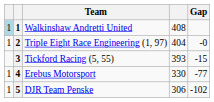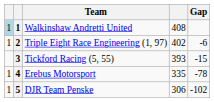(179, 43) 404 -> (179, 43) 402
(203, 43) -0 -> (203, 43) -6
(179, 74) 330 -> (179, 74) 335
(201, 74) -77 -> (201, 74) -78
